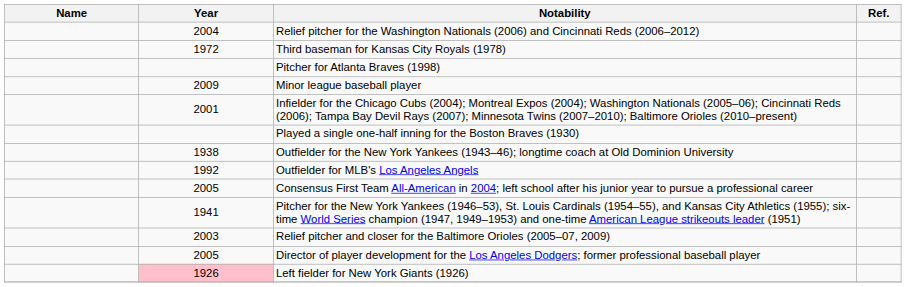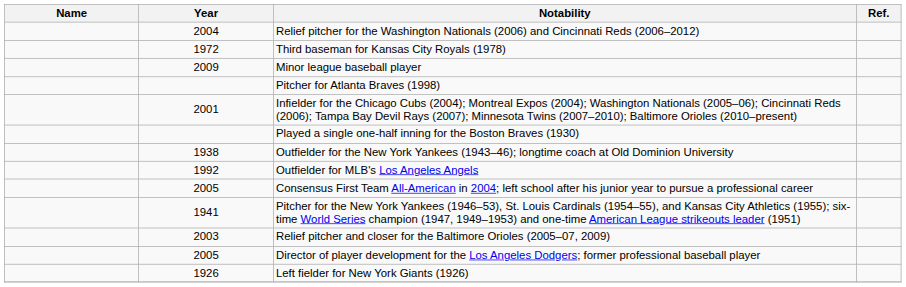rows swapped: (358, 67) <-> (349, 85)
(206, 273) pink background -> (206, 273) no background
